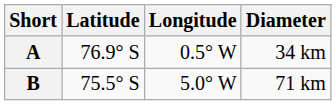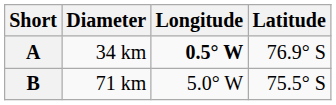columns swapped: (103, 20) <-> (286, 20)
(208, 52) normal -> (214, 52) bold
